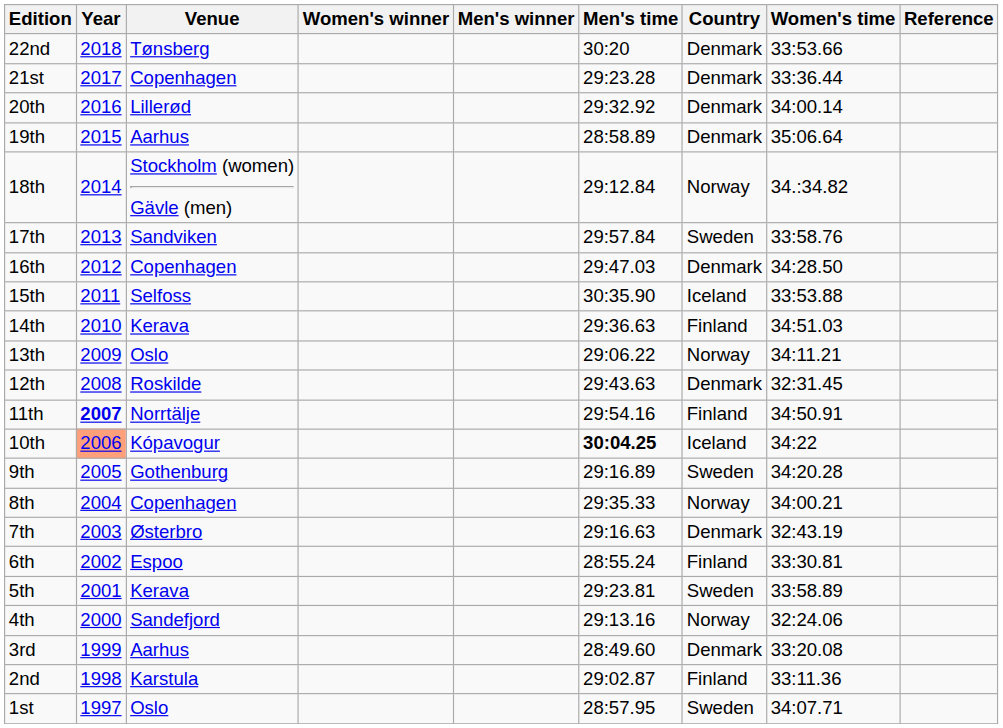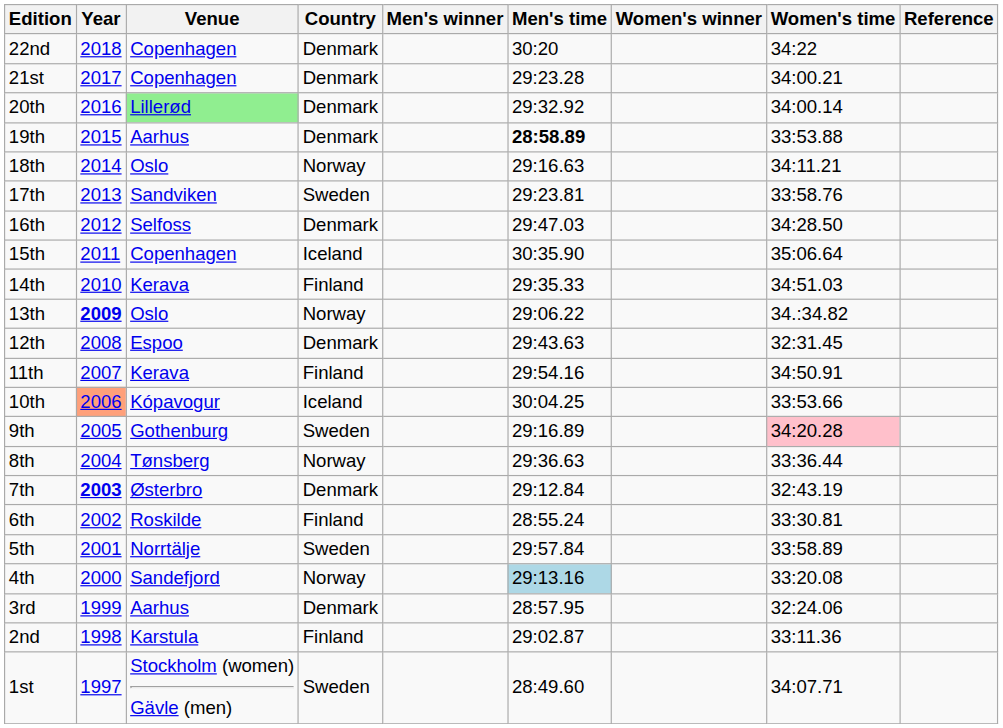columns swapped: (724, 19) <-> (376, 19)
(170, 48) Tønsberg -> (183, 48) Copenhagen
(807, 48) 33:53.66 -> (794, 48) 34:22
(807, 78) 33:36.44 -> (807, 78) 34:00.21
(161, 107) no background -> (161, 107) lightgreen background
(619, 136) normal -> (549, 136) bold
(807, 136) 35:06.64 -> (807, 136) 33:53.88
(212, 187) Stockholm (women) Gävle (men) -> (149, 166) Oslo
(619, 187) 29:12.84 -> (548, 166) 29:16.63
(809, 187) 34.:34.82 -> (806, 166) 34:11.21
(619, 237) 29:57.84 -> (548, 195) 29:23.81
(183, 267) Copenhagen -> (161, 225) Selfoss
(161, 296) Selfoss -> (183, 254) Copenhagen
(807, 296) 33:53.88 -> (807, 254) 35:06.64
(619, 325) 29:36.63 -> (548, 284) 29:35.33
(101, 355) normal -> (101, 313) bold
(806, 355) 34:11.21 -> (809, 313) 34.:34.82
(166, 384) Roskilde -> (156, 343) Espoo
(101, 414) bold -> (101, 372) normal
(165, 414) Norrtälje -> (160, 372) Kerava
(620, 443) bold -> (548, 401) normal
(794, 443) 34:22 -> (807, 401) 33:53.66
(807, 473) no background -> (807, 431) pink background
(183, 502) Copenhagen -> (170, 460) Tønsberg
(619, 502) 29:35.33 -> (548, 460) 29:36.63
(807, 502) 34:00.21 -> (807, 460) 33:36.44
(101, 531) normal -> (101, 490) bold
(619, 531) 29:16.63 -> (548, 490) 29:12.84
(156, 561) Espoo -> (166, 519) Roskilde
(160, 590) Kerava -> (165, 549) Norrtälje
(619, 590) 29:23.81 -> (548, 549) 29:57.84
(619, 620) no background -> (548, 578) lightblue background
(807, 620) 32:24.06 -> (807, 578) 33:20.08
(619, 649) 28:49.60 -> (548, 607) 28:57.95
(807, 649) 33:20.08 -> (807, 607) 32:24.06
(149, 708) Oslo -> (212, 687) Stockholm (women) Gävle (men)
(619, 708) 28:57.95 -> (548, 687) 28:49.60
